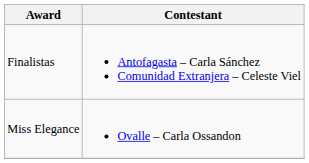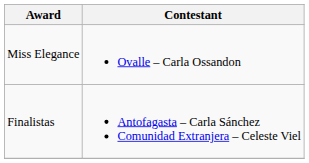rows swapped: (43, 128) <-> (31, 62)
